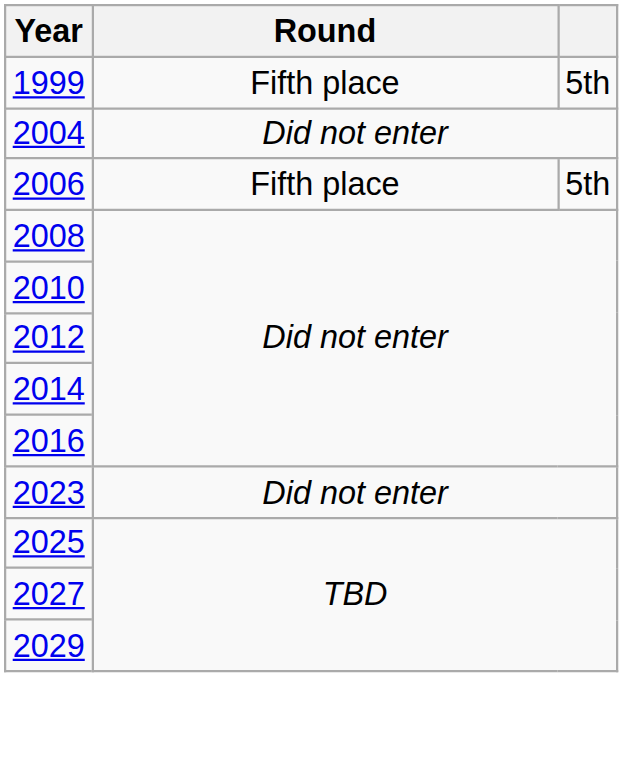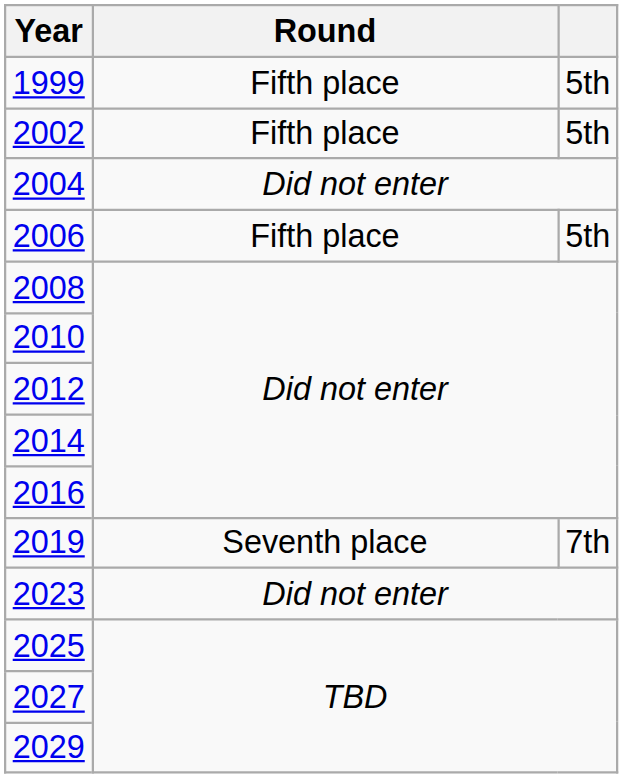+ row: (49, 133)
+ row: (49, 543)
